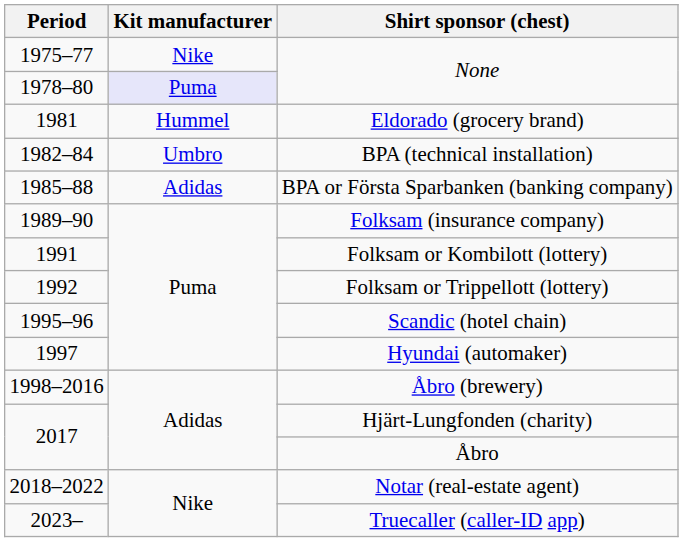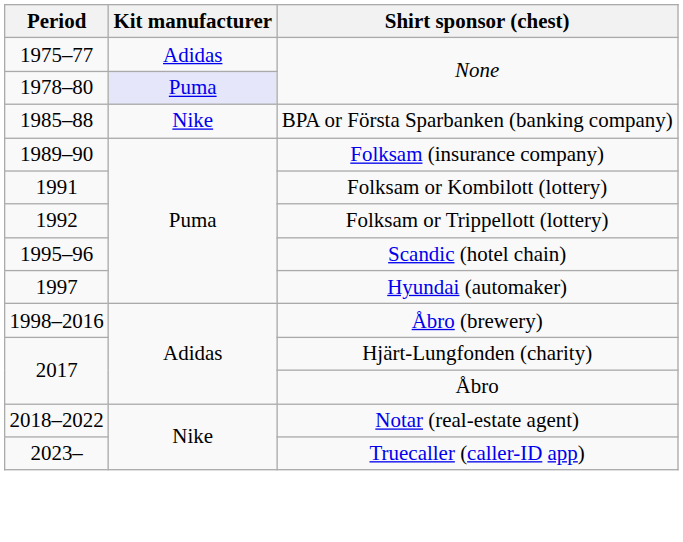(193, 54) Nike -> (193, 54) Adidas
- row: (57, 120)
- row: (57, 154)
(193, 187) Adidas -> (193, 120) Nike
